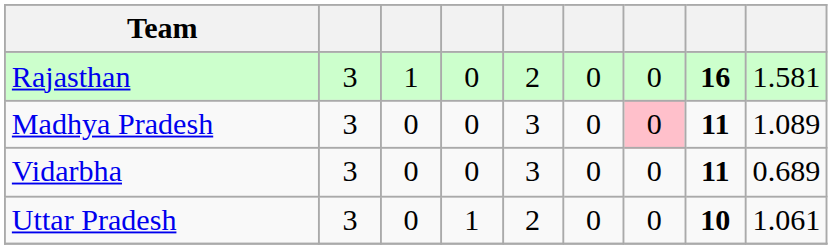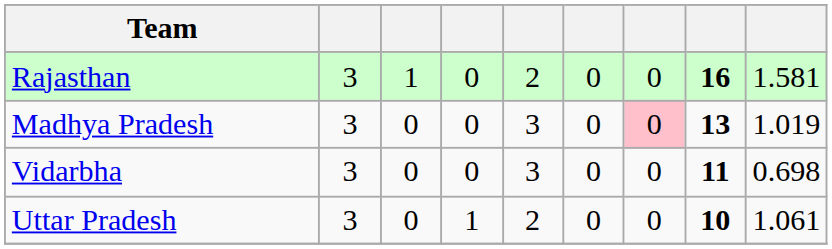(715, 123) 11 -> (715, 123) 13
(786, 123) 1.089 -> (786, 123) 1.019
(786, 171) 0.689 -> (786, 171) 0.698
